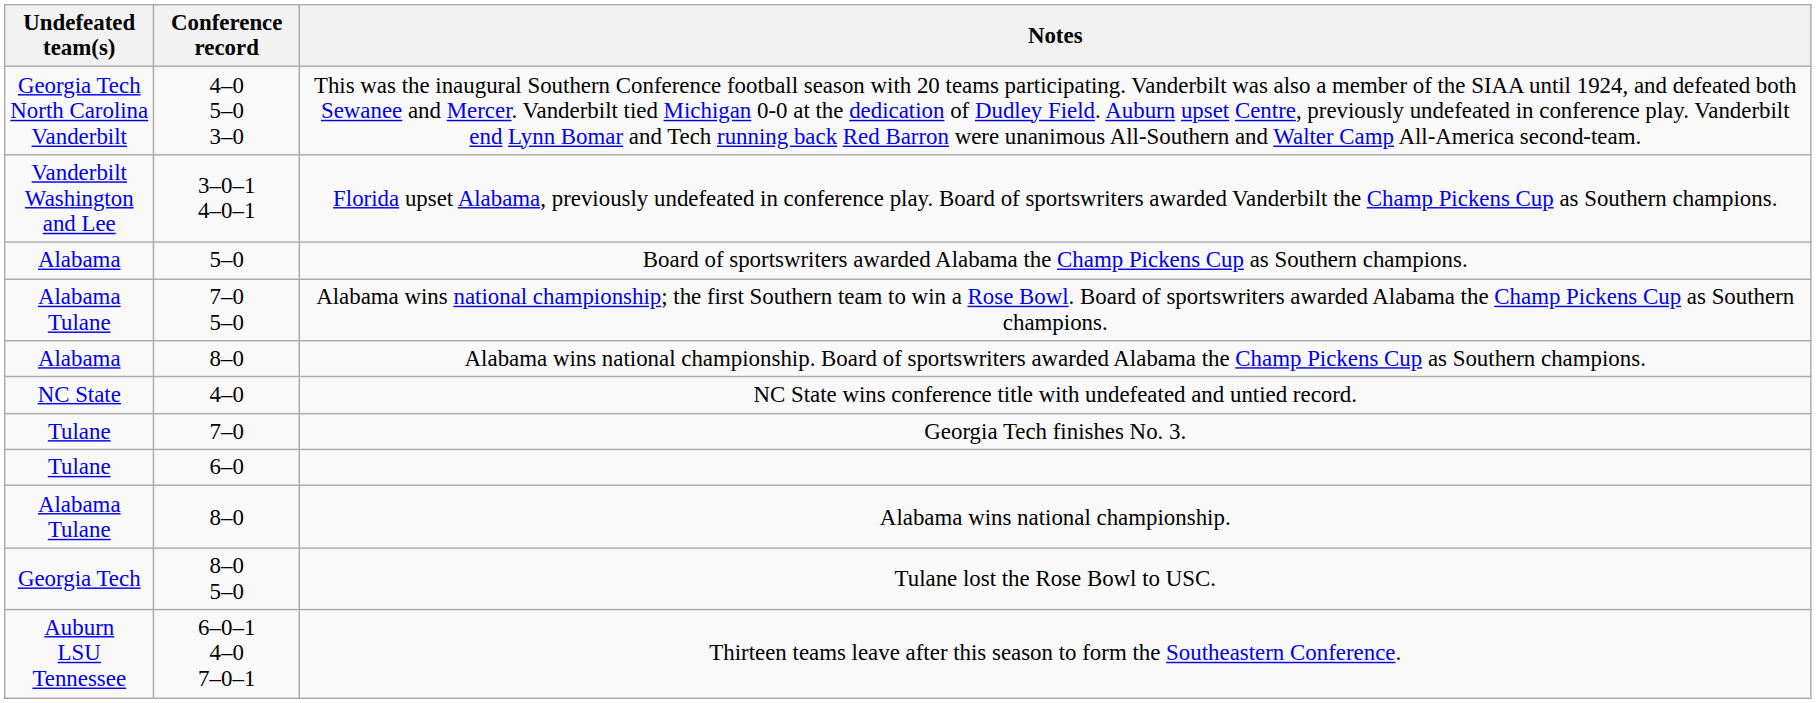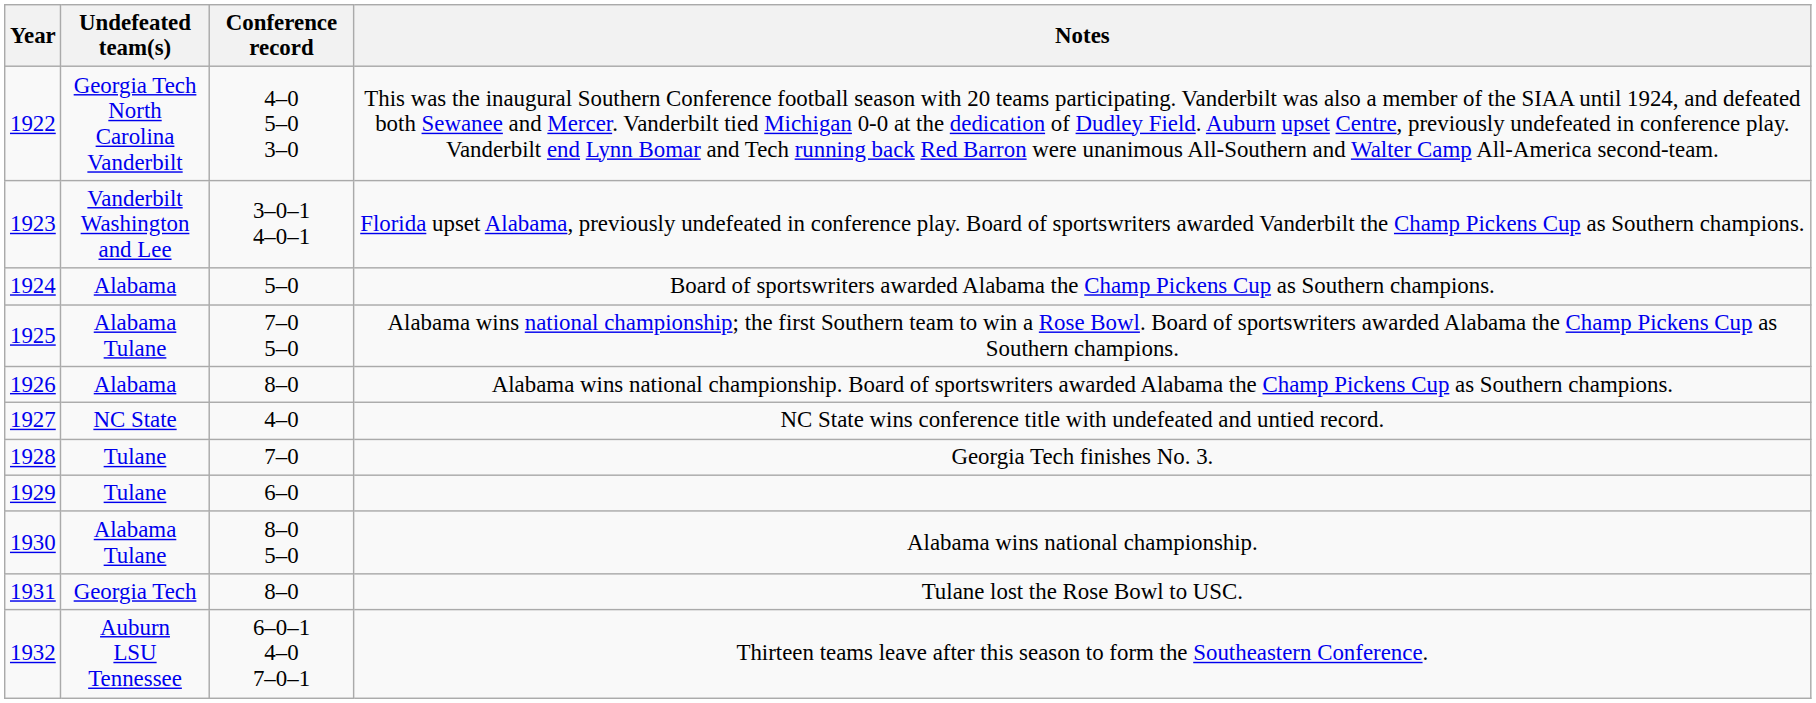+ column: (33, 35)
(227, 516) 8–0 -> (281, 542) 8–0 5–0
(227, 578) 8–0 5–0 -> (281, 591) 8–0
